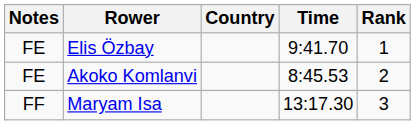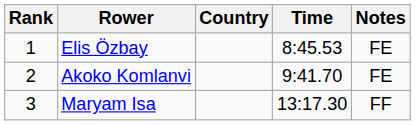columns swapped: (384, 18) <-> (34, 18)
(318, 47) 9:41.70 -> (312, 47) 8:45.53
(318, 76) 8:45.53 -> (312, 76) 9:41.70
